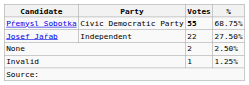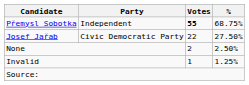(132, 23) Civic Democratic Party -> (106, 23) Independent
(106, 36) Independent -> (132, 36) Civic Democratic Party
